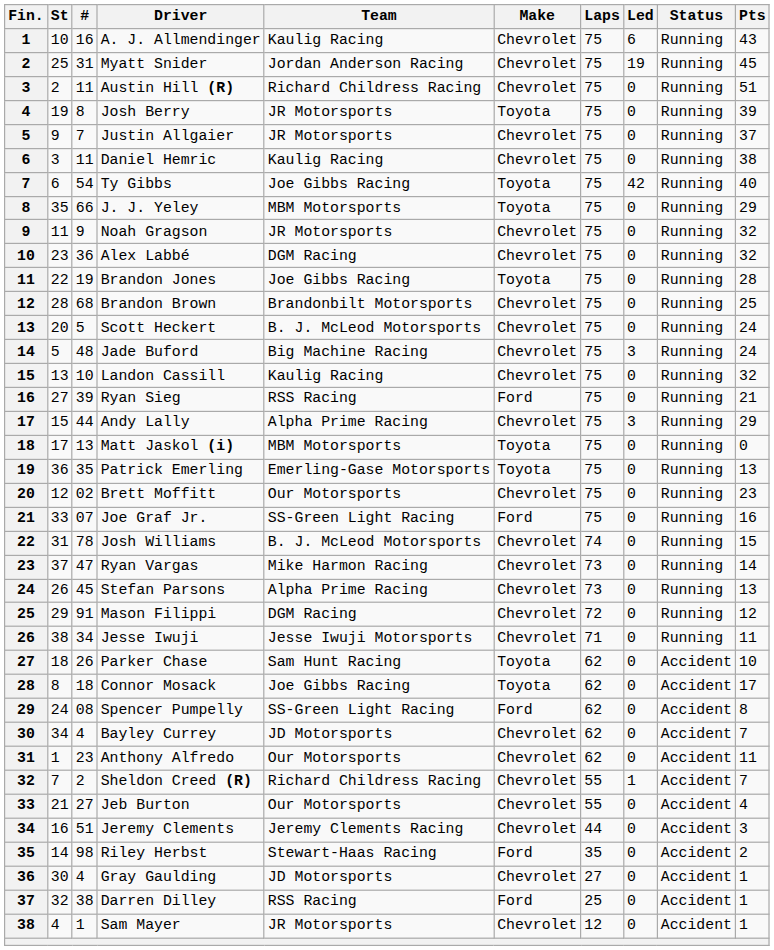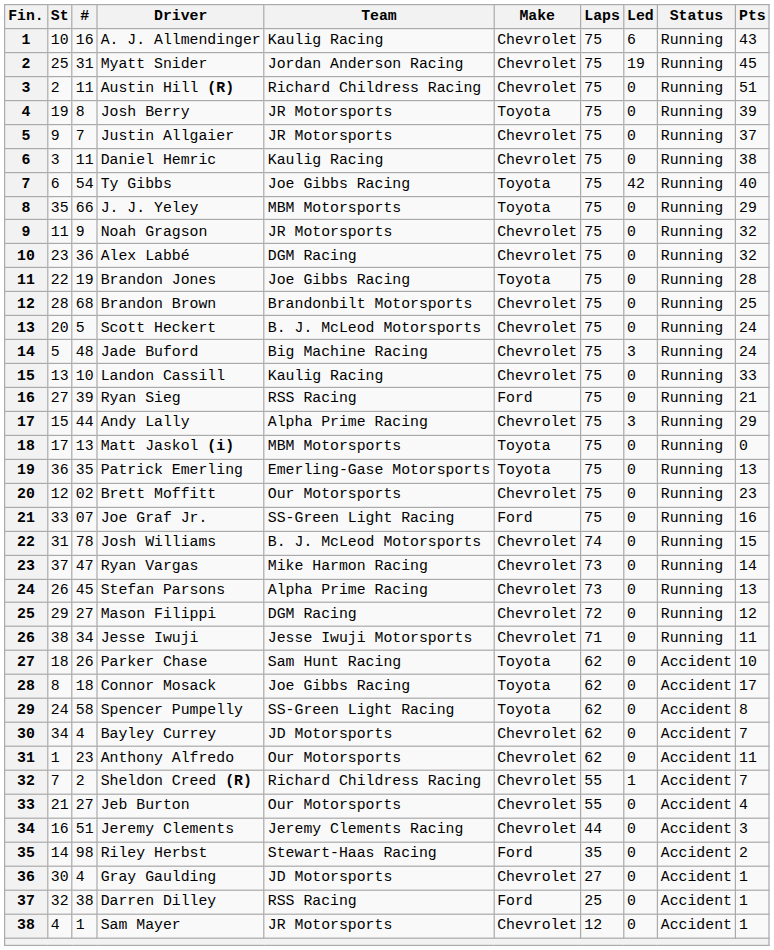(748, 376) 32 -> (748, 376) 33
(85, 615) 91 -> (85, 615) 27
(85, 711) 08 -> (85, 711) 58
(515, 711) Ford -> (524, 711) Toyota
